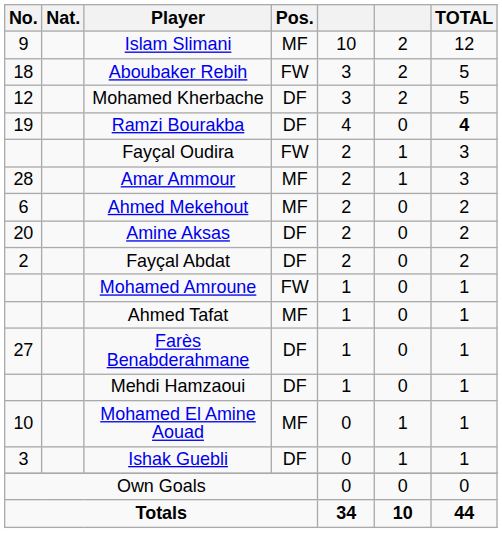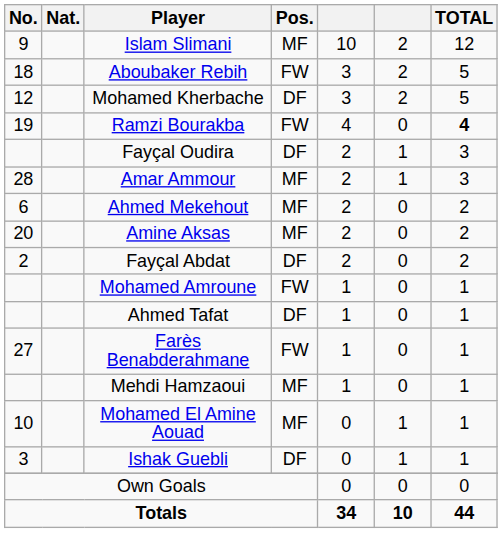(295, 125) DF -> (295, 125) FW
(295, 152) FW -> (295, 152) DF
(295, 233) DF -> (295, 233) MF
(295, 314) MF -> (295, 314) DF
(295, 350) DF -> (295, 350) FW
(295, 386) DF -> (295, 386) MF
